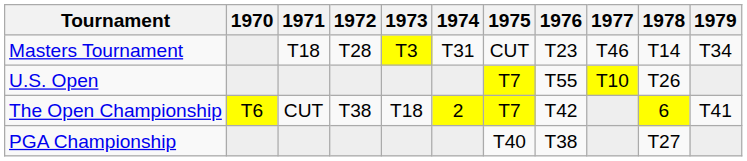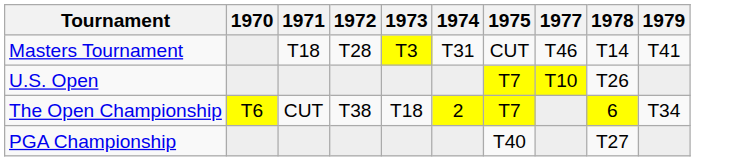- column: (561, 20)
(715, 50) T34 -> (664, 50) T41
(715, 111) T41 -> (664, 111) T34
